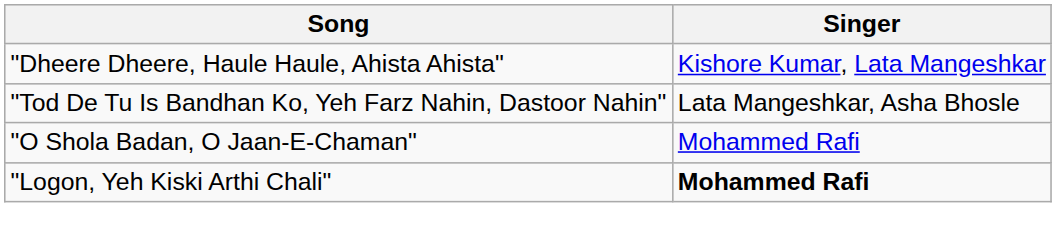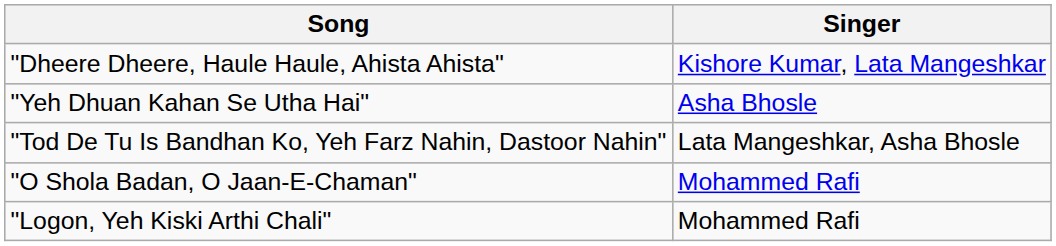+ row: (190, 102)
(774, 181) bold -> (769, 220) normal
